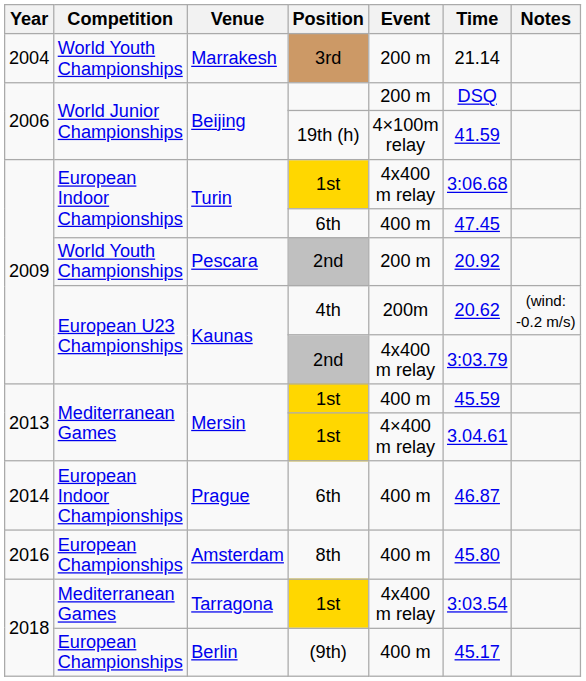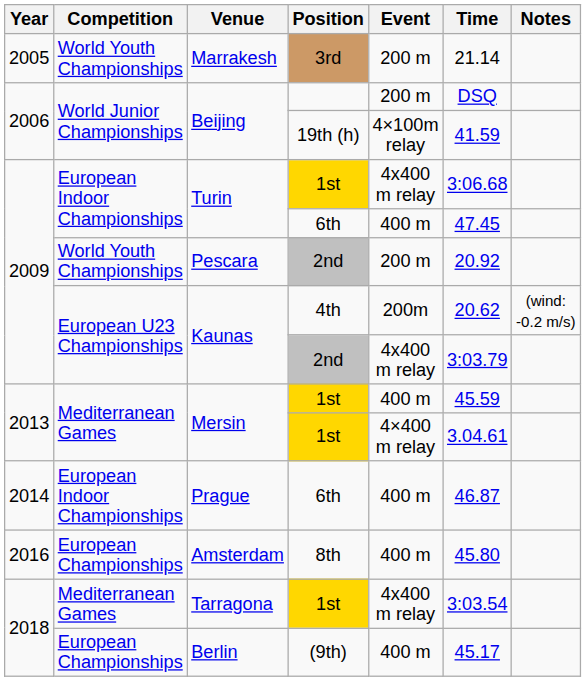(29, 58) 2004 -> (29, 58) 2005
